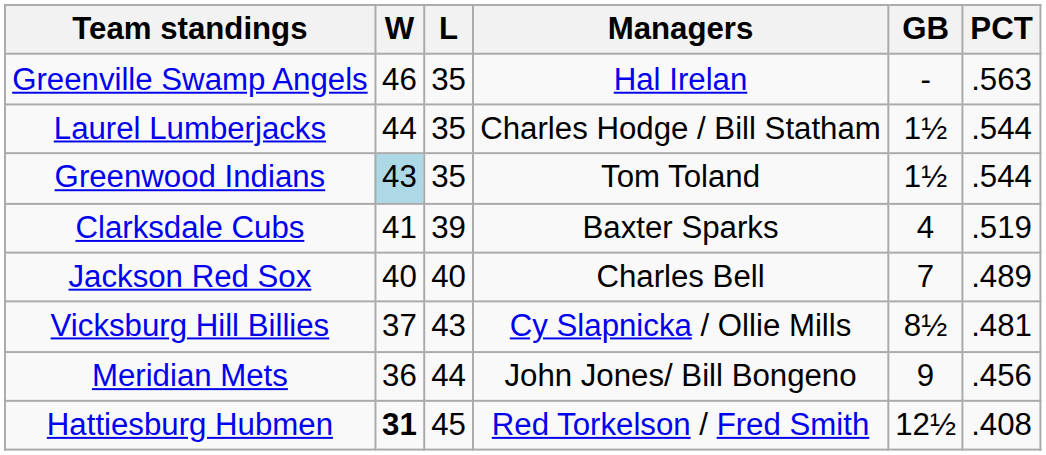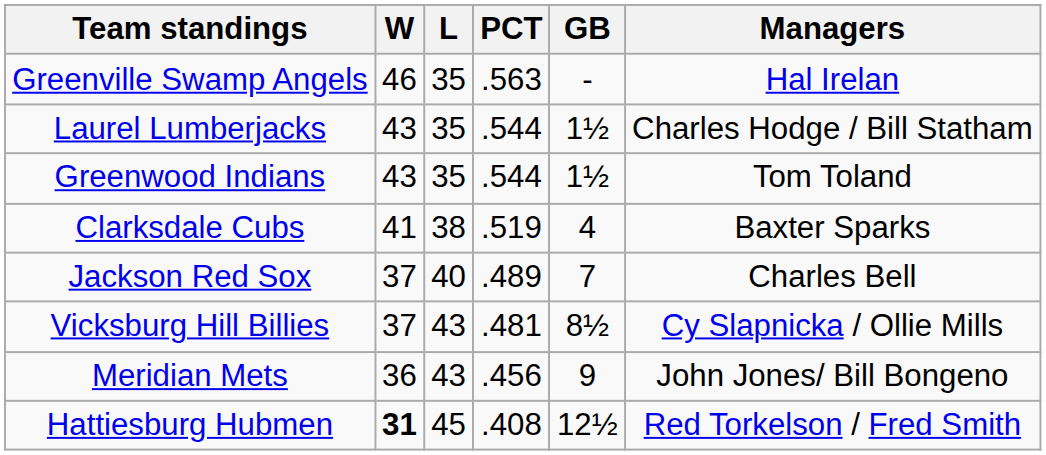columns swapped: (1002, 29) <-> (681, 29)
(399, 128) 44 -> (399, 128) 43
(399, 177) lightblue background -> (399, 177) no background
(448, 227) 39 -> (448, 227) 38
(399, 276) 40 -> (399, 276) 37
(448, 375) 44 -> (448, 375) 43
